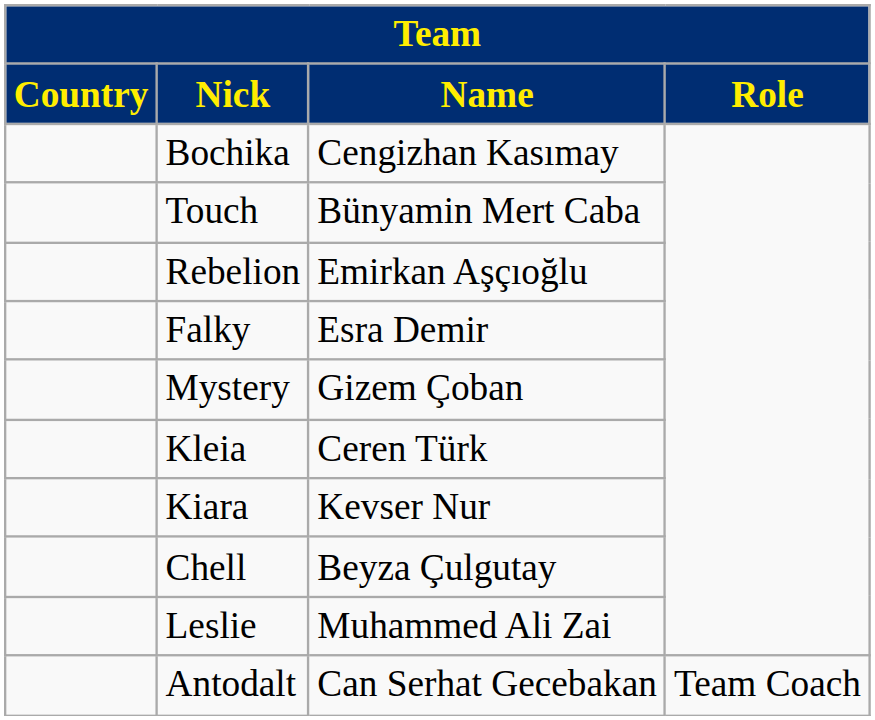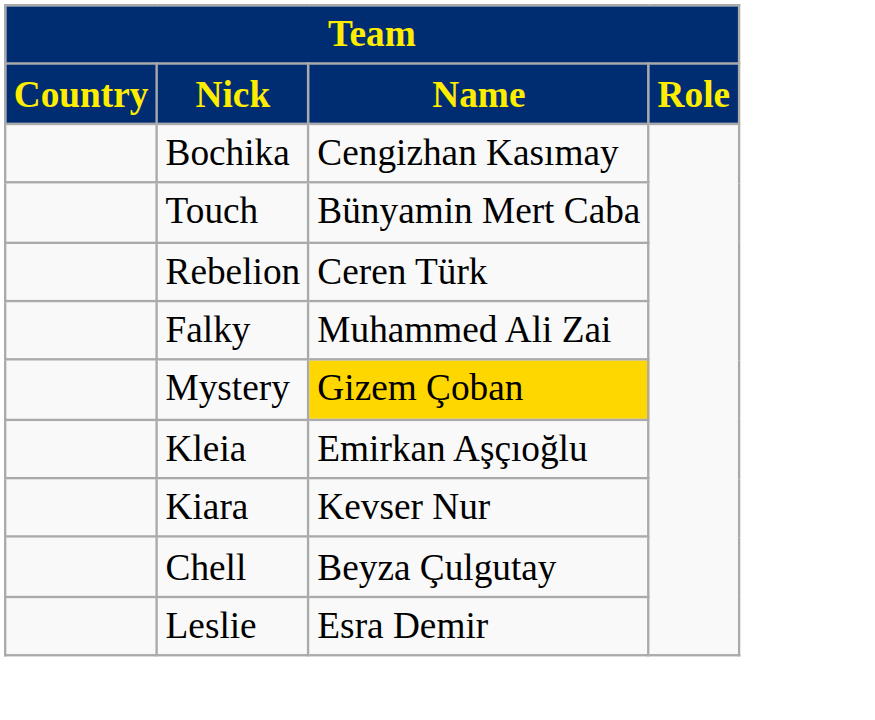(452, 270) Emirkan Aşçıoğlu -> (402, 270) Ceren Türk
(403, 329) Esra Demir -> (464, 329) Muhammed Ali Zai
(420, 388) no background -> (420, 388) gold background
(402, 447) Ceren Türk -> (452, 447) Emirkan Aşçıoğlu
(464, 625) Muhammed Ali Zai -> (403, 625) Esra Demir
- row: (231, 684)
